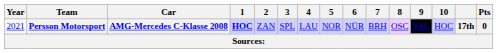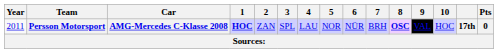(15, 26) 2021 -> (15, 26) 2011
(400, 26) normal -> (400, 26) bold
